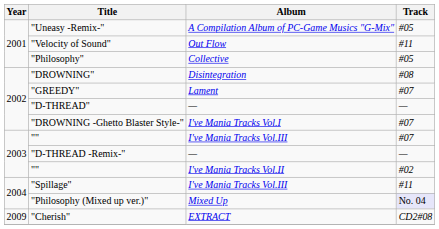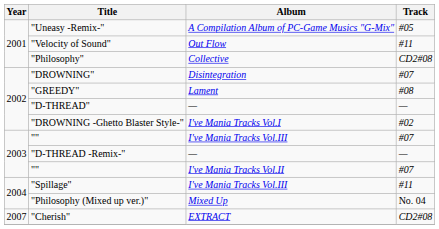(406, 59) #05 -> (416, 59) CD2#08
(406, 75) #08 -> (406, 75) #07
(406, 91) #07 -> (406, 91) #08
(406, 122) #07 -> (406, 122) #02
(406, 169) #02 -> (406, 169) #07
(412, 201) lavender background -> (412, 201) no background
(17, 216) 2009 -> (17, 216) 2007
